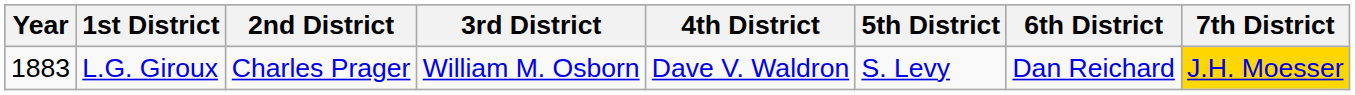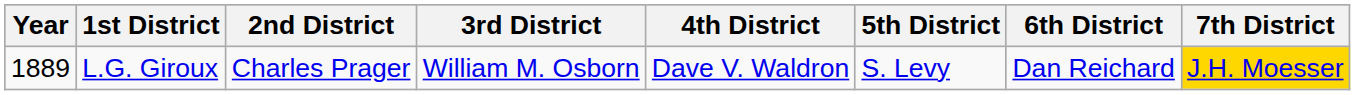(40, 67) 1883 -> (40, 67) 1889
